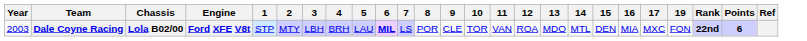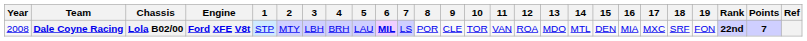+ column: (680, 13)
(18, 28) 2003 -> (18, 28) 2008
(740, 28) 6 -> (764, 28) 7
